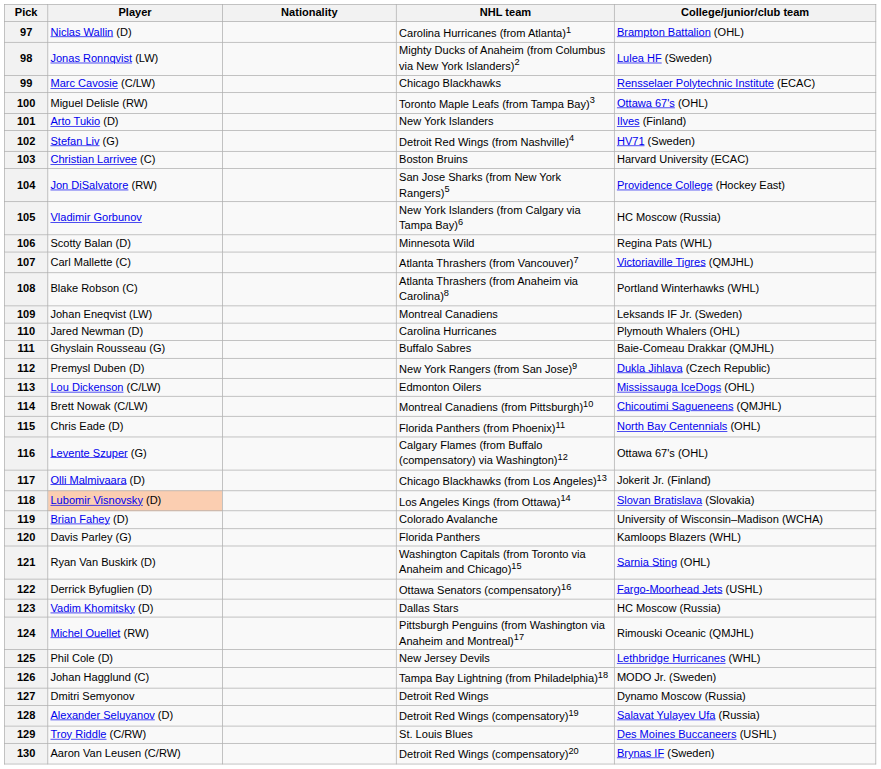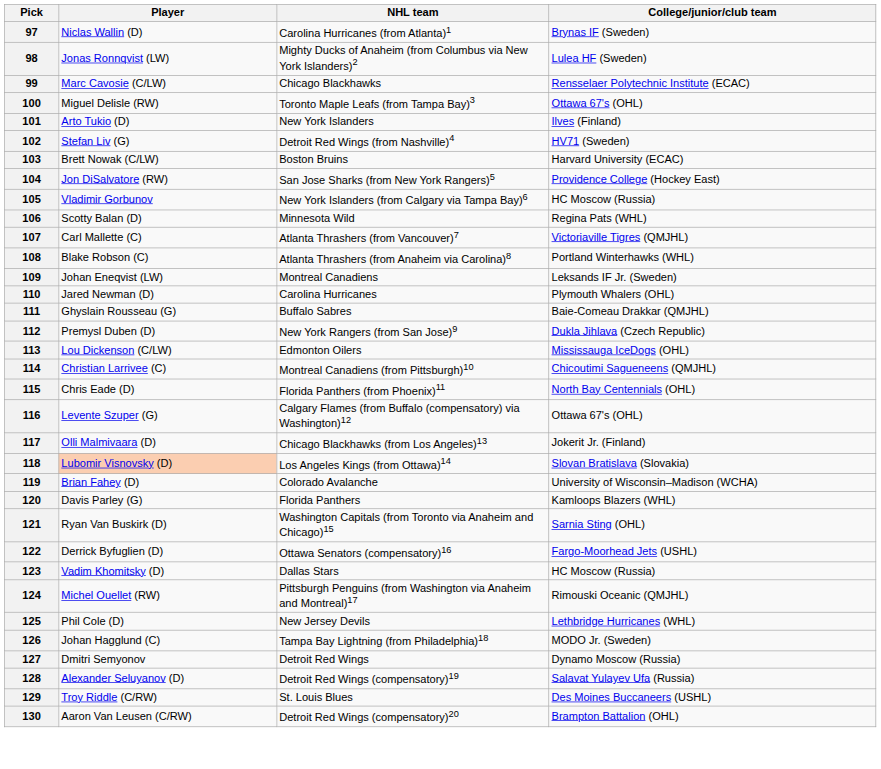- column: (309, 13)
(680, 32) Brampton Battalion (OHL) -> (600, 32) Brynas IF (Sweden)
(103, 160) Christian Larrivee (C) -> (110, 160) Brett Nowak (C/LW)
(99, 406) Brett Nowak (C/LW) -> (114, 369) Christian Larrivee (C)
(666, 753) Brynas IF (Sweden) -> (615, 716) Brampton Battalion (OHL)
